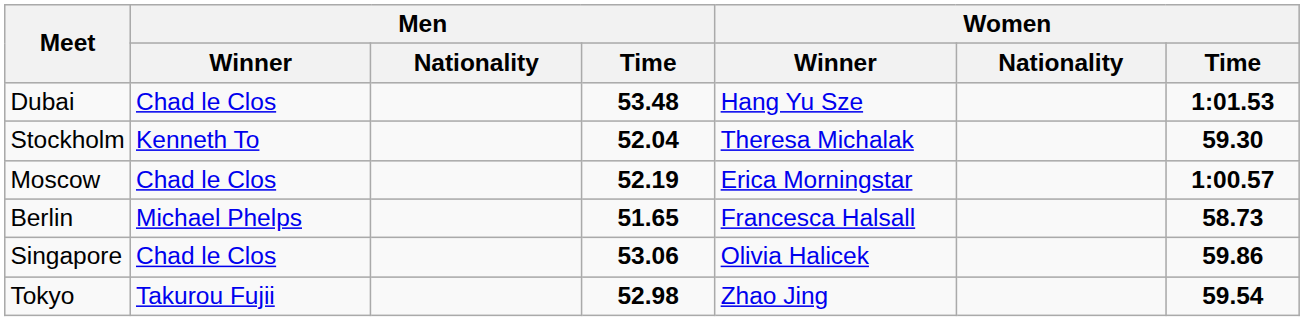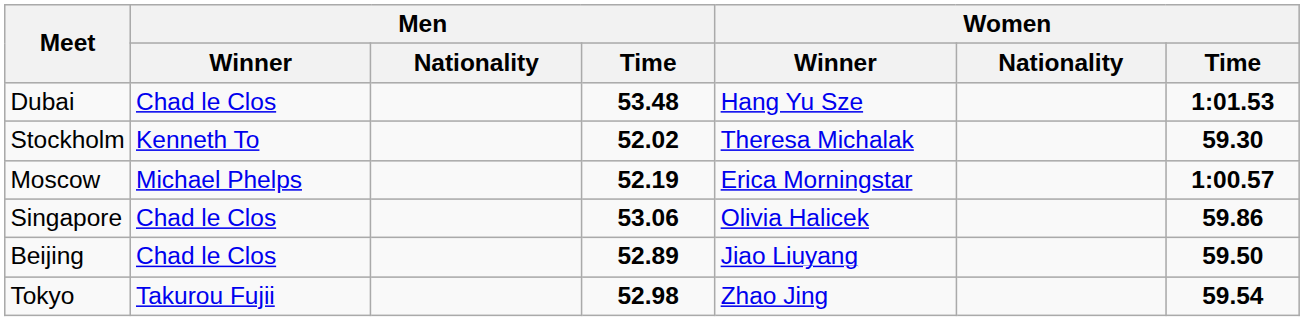(648, 140) 52.04 -> (648, 140) 52.02
(206, 179) Chad le Clos -> (219, 179) Michael Phelps
- row: (42, 218)
+ row: (47, 256)
